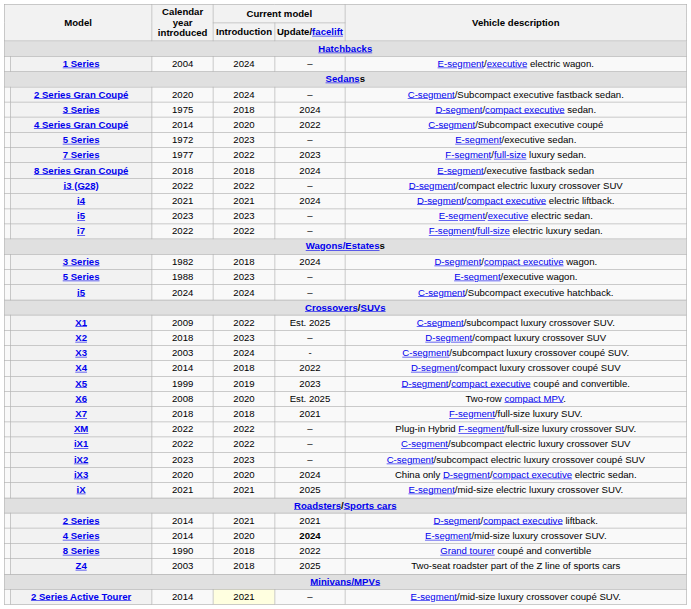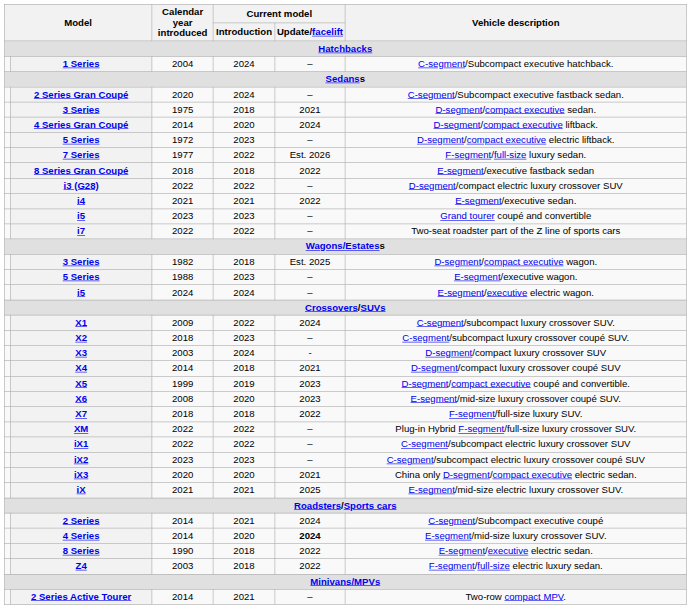(516, 64) E-segment/executive electric wagon. -> (516, 64) C-segment/Subcompact executive hatchback.
(310, 109) 2024 -> (310, 109) 2021
(310, 125) 2022 -> (310, 125) 2024
(516, 125) C-segment/Subcompact executive coupé -> (516, 125) D-segment/compact executive liftback.
(516, 140) E-segment/executive sedan. -> (516, 140) D-segment/compact executive electric liftback.
(310, 155) 2023 -> (310, 155) Est. 2026
(310, 170) 2024 -> (310, 170) 2022
(310, 201) 2024 -> (310, 201) 2022
(516, 201) D-segment/compact executive electric liftback. -> (516, 201) E-segment/executive sedan.
(516, 216) E-segment/executive electric sedan. -> (516, 216) Grand tourer coupé and convertible
(516, 231) F-segment/full-size electric luxury sedan. -> (516, 231) Two-seat roadster part of the Z line of sports cars
(310, 262) 2024 -> (310, 262) Est. 2025
(516, 292) C-segment/Subcompact executive hatchback. -> (516, 292) E-segment/executive electric wagon.
(310, 322) Est. 2025 -> (310, 322) 2024
(516, 338) D-segment/compact luxury crossover SUV -> (516, 338) C-segment/subcompact luxury crossover coupé SUV.
(516, 353) C-segment/subcompact luxury crossover coupé SUV. -> (516, 353) D-segment/compact luxury crossover SUV
(310, 368) 2022 -> (310, 368) 2021
(310, 399) Est. 2025 -> (310, 399) 2023
(516, 399) Two-row compact MPV. -> (516, 399) E-segment/mid-size luxury crossover coupé SUV.
(310, 414) 2021 -> (310, 414) 2022
(310, 475) 2024 -> (310, 475) 2021
(310, 520) 2021 -> (310, 520) 2024
(516, 520) D-segment/compact executive liftback. -> (516, 520) C-segment/Subcompact executive coupé
(516, 551) Grand tourer coupé and convertible -> (516, 551) E-segment/executive electric sedan.
(310, 566) 2025 -> (310, 566) 2022
(516, 566) Two-seat roadster part of the Z line of sports cars -> (516, 566) F-segment/full-size electric luxury sedan.
(244, 597) lightyellow background -> (244, 597) no background
(516, 597) E-segment/mid-size luxury crossover coupé SUV. -> (516, 597) Two-row compact MPV.
